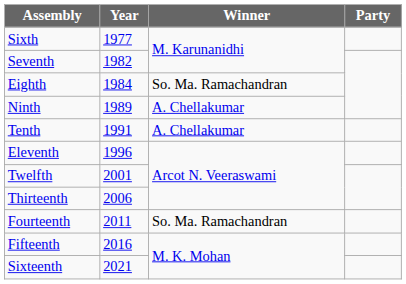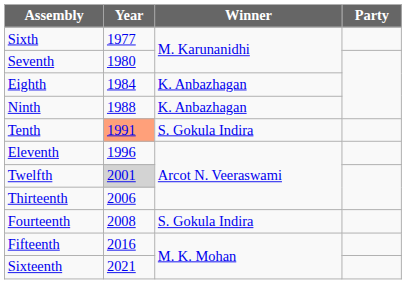(118, 61) 1982 -> (121, 61) 1980
(220, 84) So. Ma. Ramachandran -> (202, 84) K. Anbazhagan
(118, 107) 1989 -> (121, 107) 1988
(198, 107) A. Chellakumar -> (202, 107) K. Anbazhagan
(118, 130) no background -> (121, 130) lightsalmon background
(198, 130) A. Chellakumar -> (206, 130) S. Gokula Indira
(118, 175) no background -> (121, 175) lightgrey background
(117, 221) 2011 -> (121, 221) 2008
(220, 221) So. Ma. Ramachandran -> (206, 221) S. Gokula Indira
